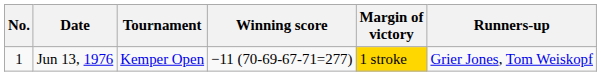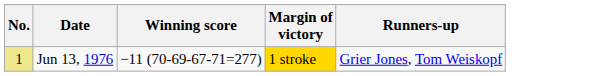- column: (162, 25)
(19, 59) no background -> (19, 59) khaki background
